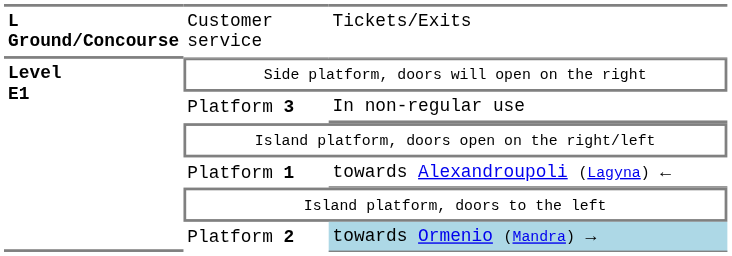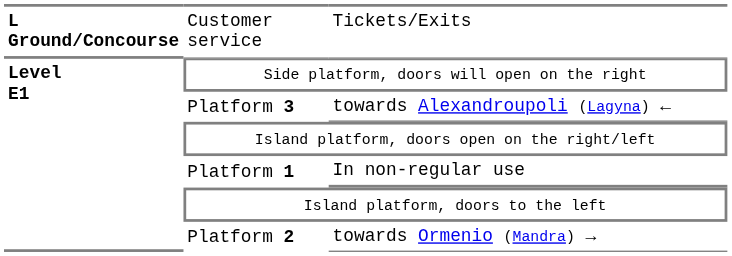(429, 106) In non-regular use -> (502, 106) towards Alexandroupoli (Lagyna) ←
(502, 172) towards Alexandroupoli (Lagyna) ← -> (429, 170) In non-regular use
(464, 236) lightblue background -> (464, 236) no background
